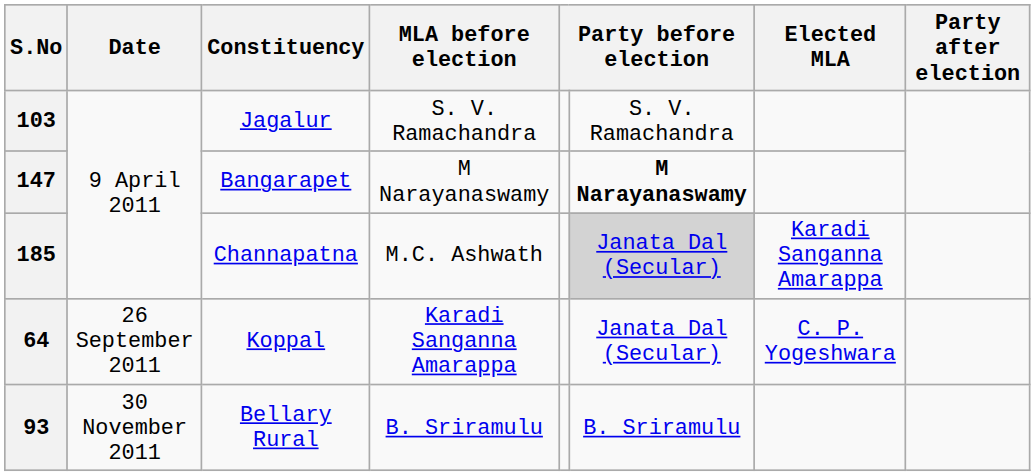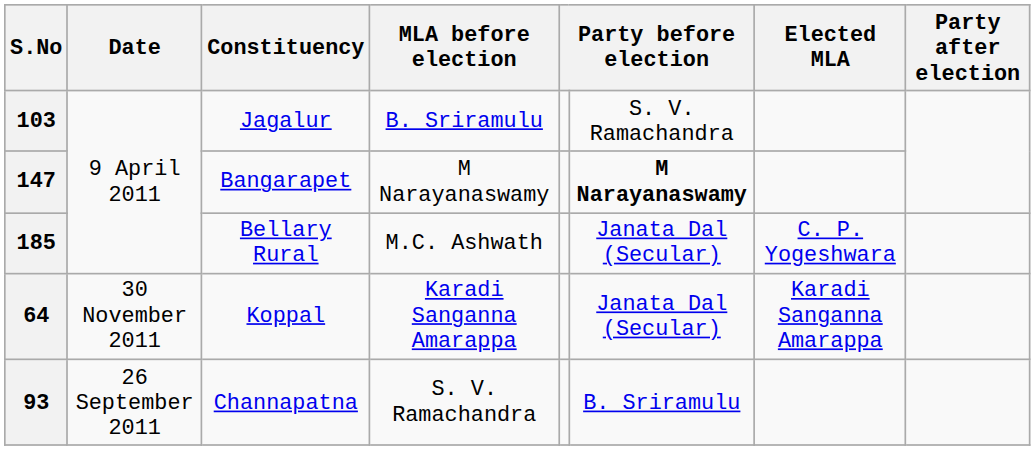(464, 121) S. V. Ramachandra -> (464, 121) B. Sriramulu
(286, 255) Channapatna -> (286, 243) Bellary Rural
(662, 255) lightgrey background -> (662, 243) no background
(830, 255) Karadi Sanganna Amarappa -> (830, 243) C. P. Yogeshwara
(135, 341) 26 September 2011 -> (135, 316) 30 November 2011
(830, 341) C. P. Yogeshwara -> (830, 316) Karadi Sanganna Amarappa
(135, 427) 30 November 2011 -> (135, 402) 26 September 2011
(286, 427) Bellary Rural -> (286, 402) Channapatna
(464, 427) B. Sriramulu -> (464, 402) S. V. Ramachandra
